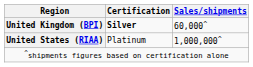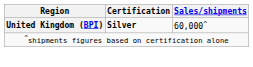- row: (55, 40)
